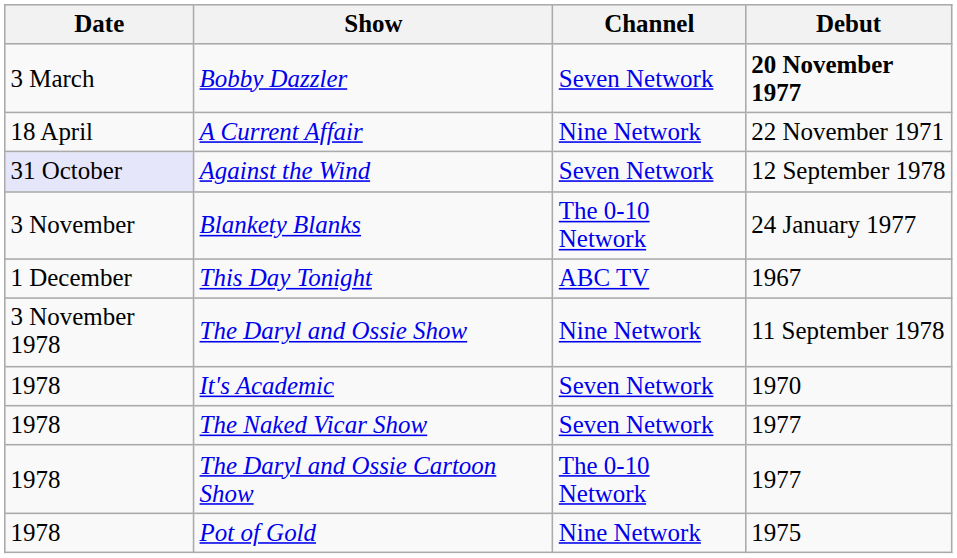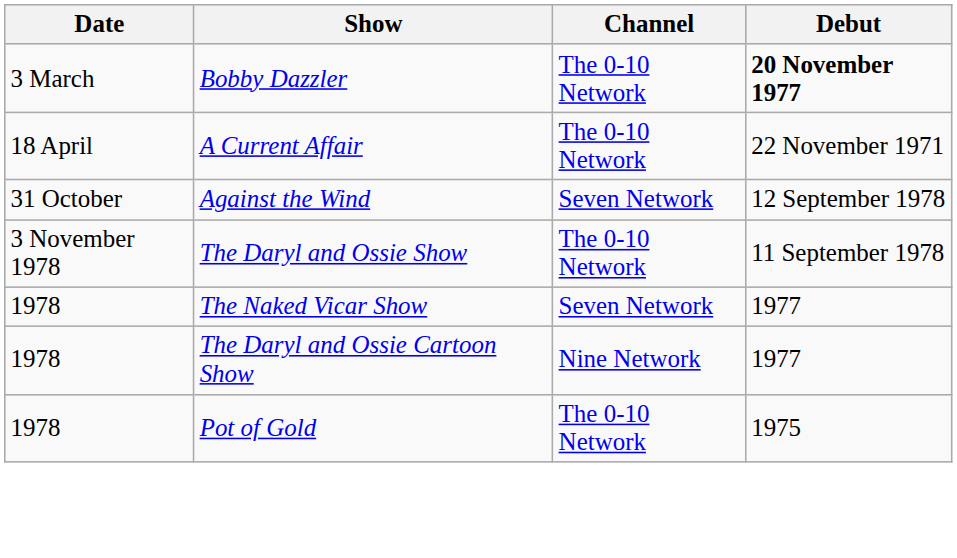(636, 77) Seven Network -> (604, 77) The 0-10 Network
(630, 131) Nine Network -> (604, 145) The 0-10 Network
(66, 171) lavender background -> (66, 199) no background
- row: (280, 224)
- row: (286, 278)
(630, 332) Nine Network -> (604, 252) The 0-10 Network
- row: (267, 385)
(604, 478) The 0-10 Network -> (630, 360) Nine Network
(630, 532) Nine Network -> (604, 427) The 0-10 Network
